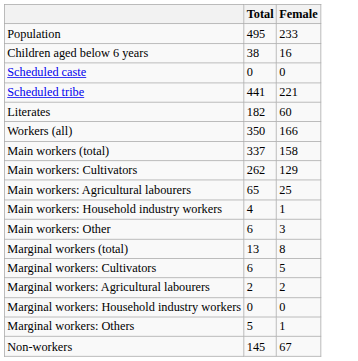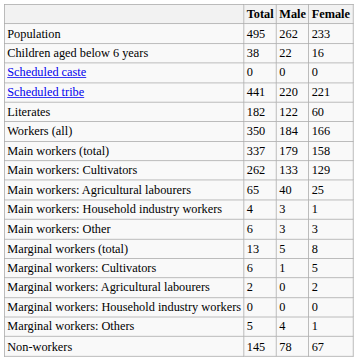+ column: (293, 14)
